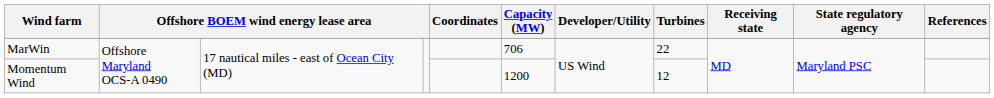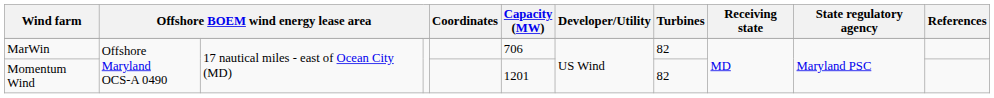(663, 48) 22 -> (663, 48) 82
(516, 75) 1200 -> (516, 75) 1201
(663, 75) 12 -> (663, 75) 82
